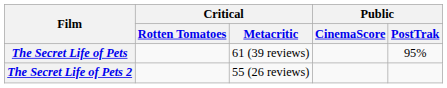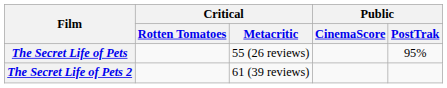(271, 53) 61 (39 reviews) -> (271, 53) 55 (26 reviews)
(271, 72) 55 (26 reviews) -> (271, 72) 61 (39 reviews)
